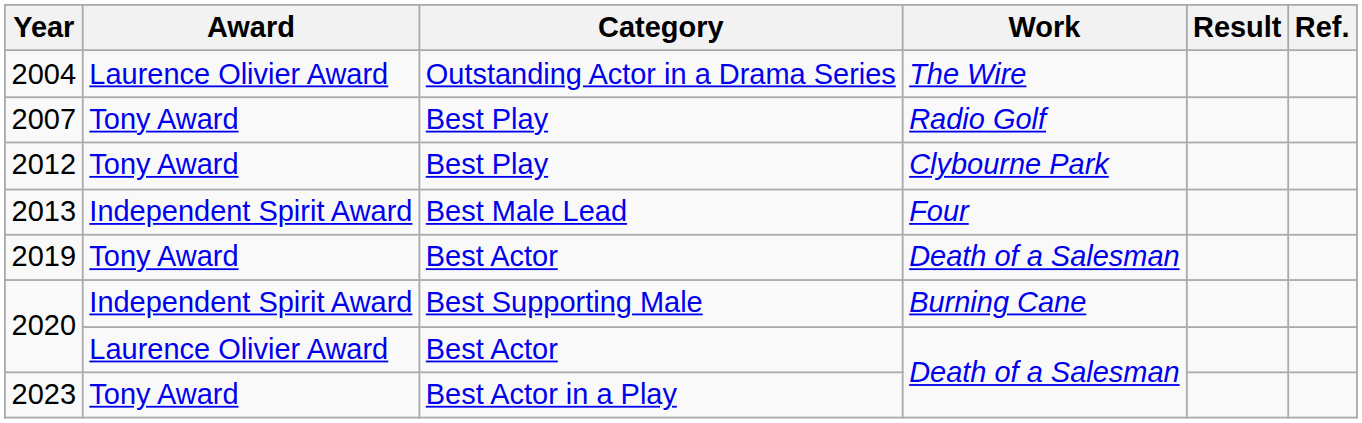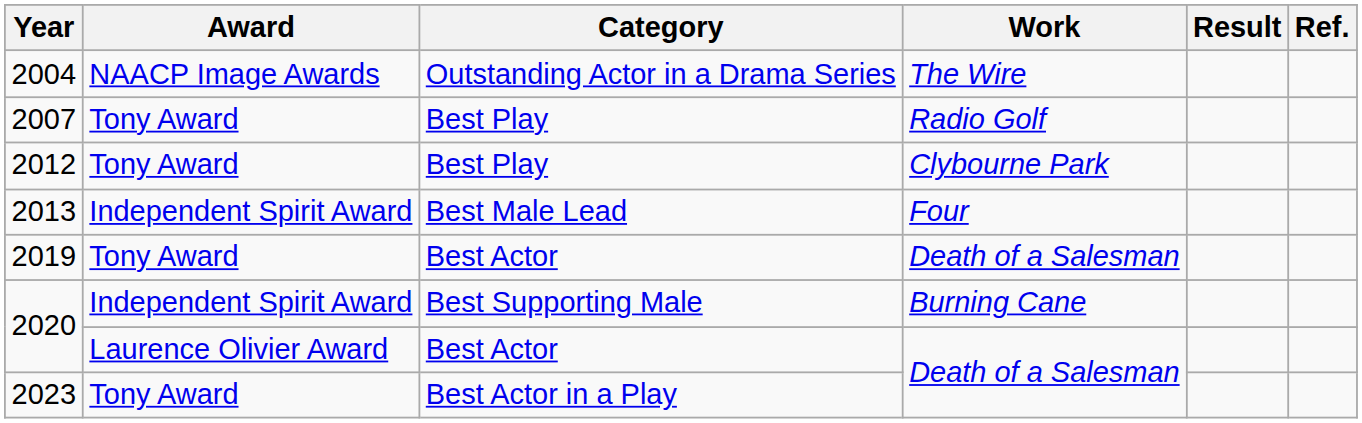(239, 73) Laurence Olivier Award -> (234, 73) NAACP Image Awards
